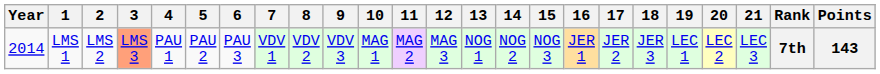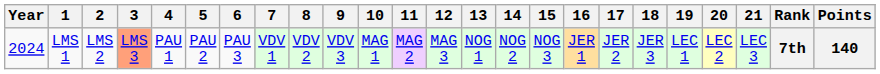(26, 48) 2014 -> (26, 48) 2024
(845, 48) 143 -> (845, 48) 140
